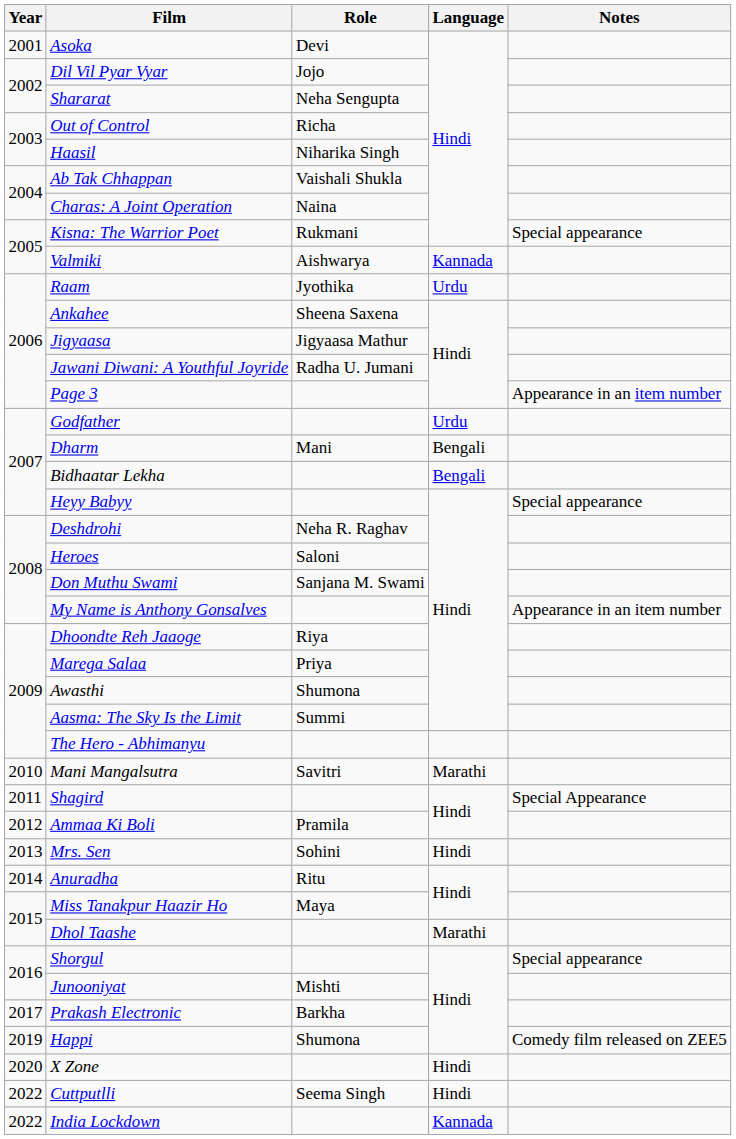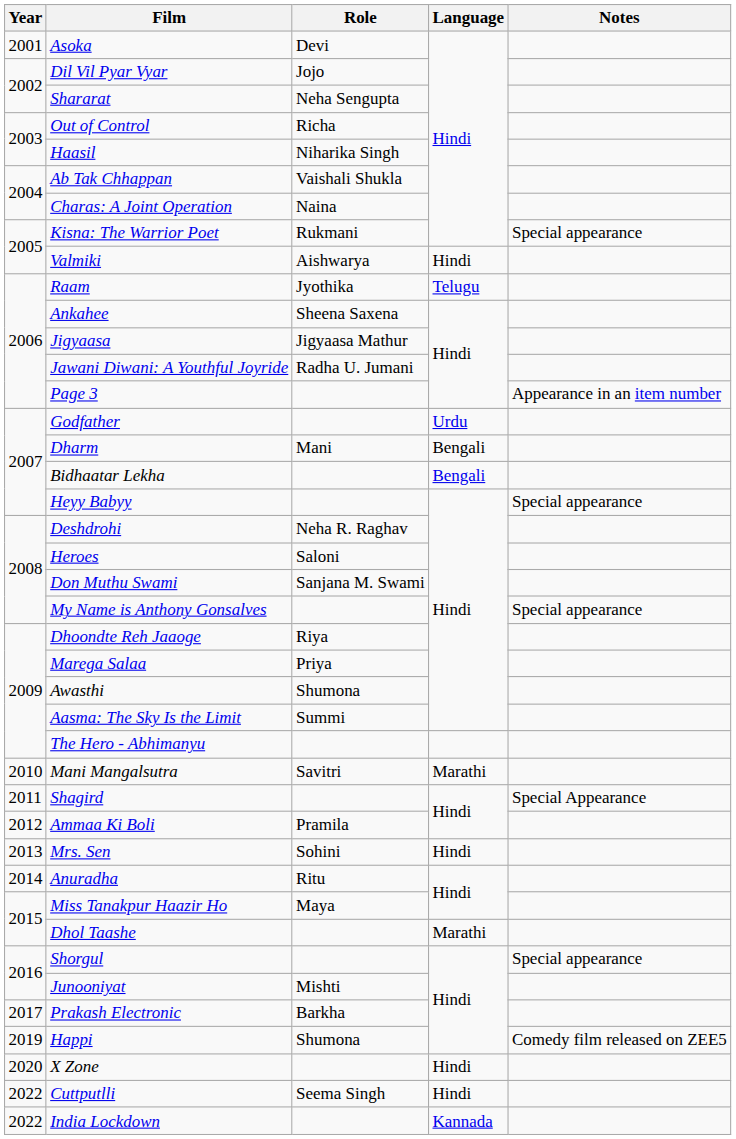(463, 260) Kannada -> (452, 260) Hindi
(450, 286) Urdu -> (456, 286) Telugu
(616, 609) Appearance in an item number -> (577, 609) Special appearance
